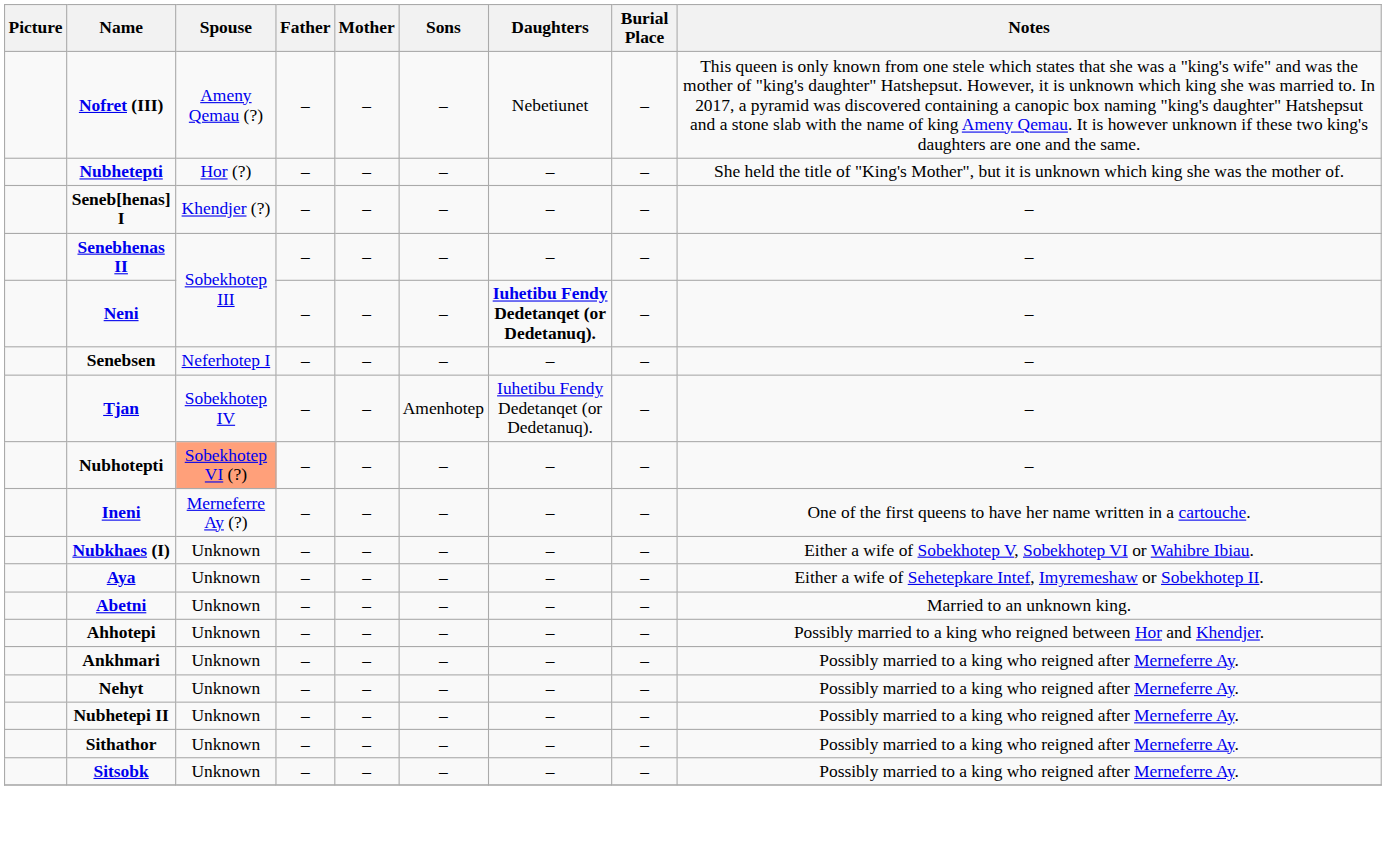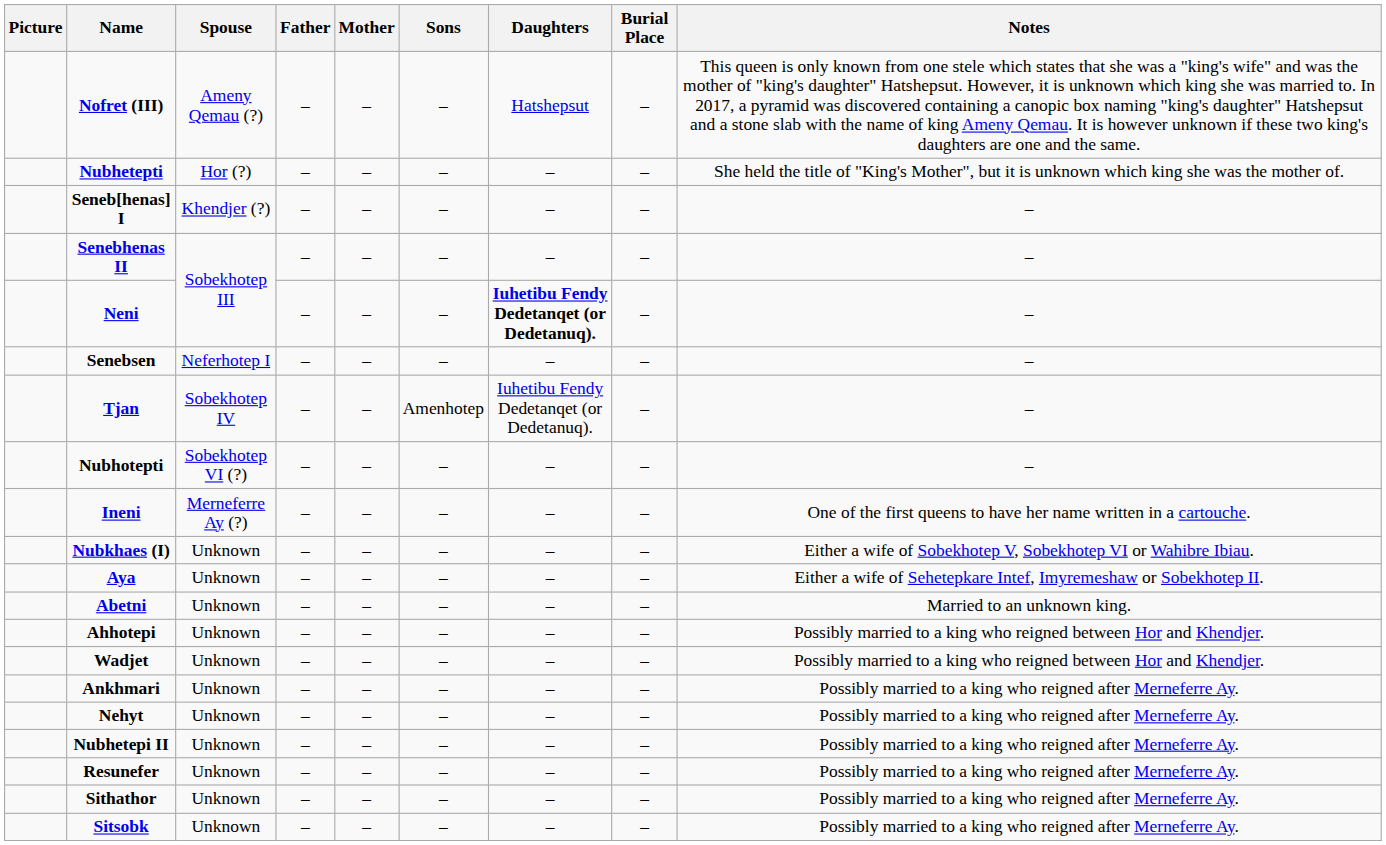(550, 104) Nebetiunet -> (550, 104) Hatshepsut
(226, 465) lightsalmon background -> (226, 465) no background
+ row: (121, 660)
+ row: (121, 771)
